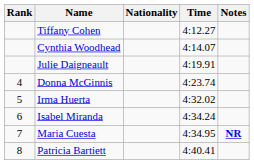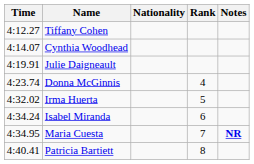columns swapped: (20, 13) <-> (199, 13)
